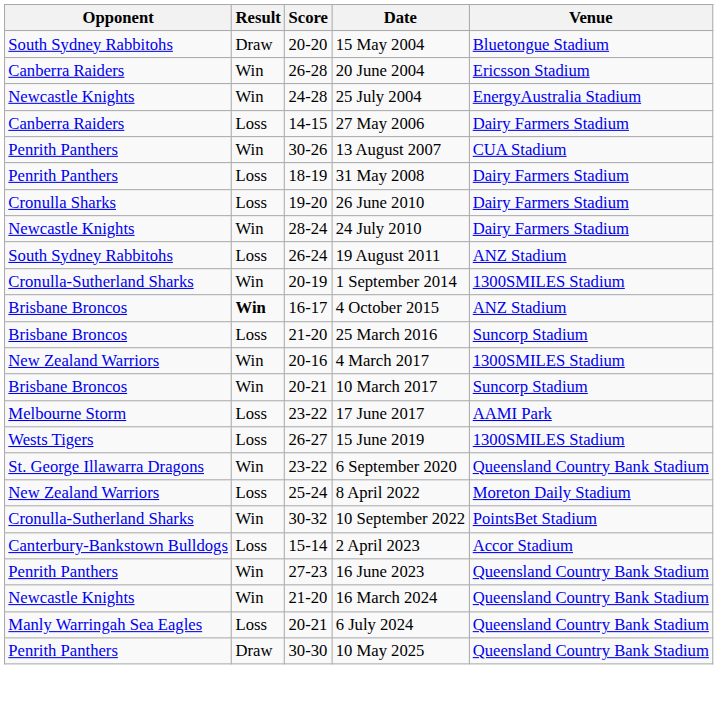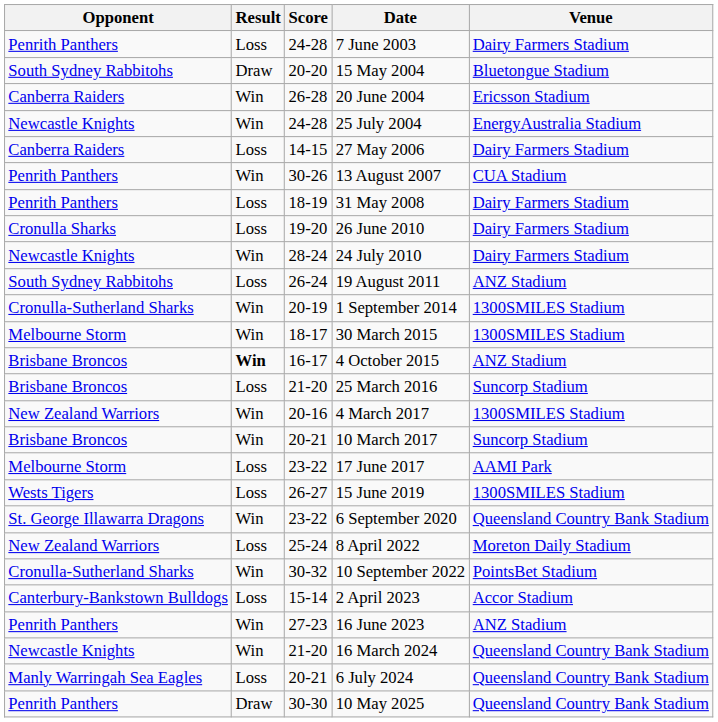+ row: (376, 44)
+ row: (386, 334)
(591, 571) Queensland Country Bank Stadium -> (520, 624) ANZ Stadium
